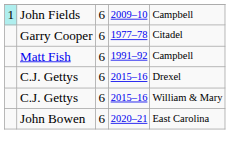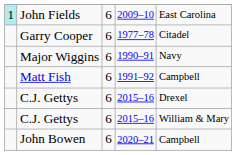(173, 14) Campbell -> (187, 14) East Carolina
+ row: (60, 56)
(181, 118) East Carolina -> (179, 139) Campbell
